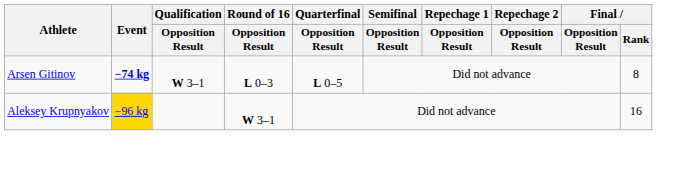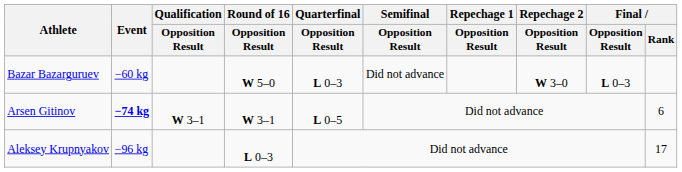+ row: (53, 75)
(258, 83) L 0–3 -> (258, 120) W 3–1
(636, 75) 8 -> (661, 111) 6
(131, 111) gold background -> (131, 148) no background
(258, 120) W 3–1 -> (258, 157) L 0–3
(636, 111) 16 -> (661, 148) 17
